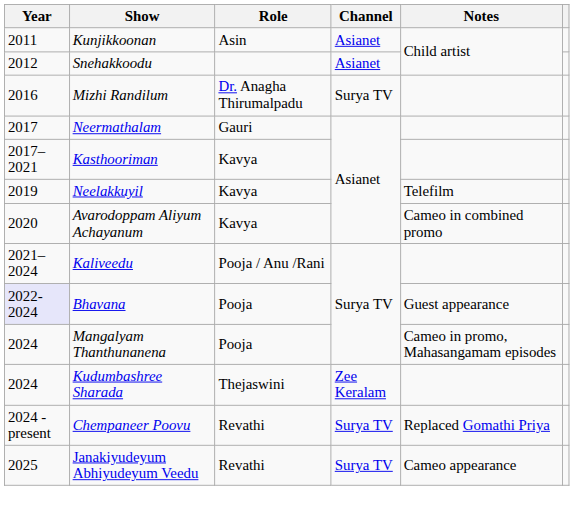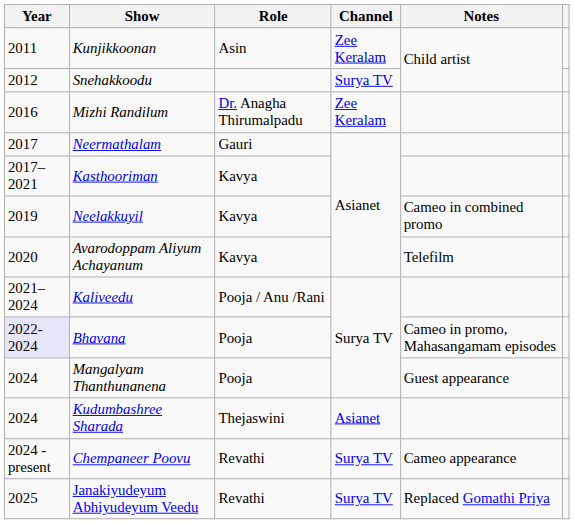(357, 39) Asianet -> (360, 48) Zee Keralam
(357, 63) Asianet -> (364, 80) Surya TV
(364, 95) Surya TV -> (360, 112) Zee Keralam
(429, 191) Telefilm -> (464, 216) Cameo in combined promo
(464, 223) Cameo in combined promo -> (429, 256) Telefilm
(456, 304) Guest appearance -> (480, 337) Cameo in promo, Mahasangamam episodes
(480, 344) Cameo in promo, Mahasangamam episodes -> (456, 377) Guest appearance
(360, 384) Zee Keralam -> (357, 418) Asianet
(477, 425) Replaced Gomathi Priya -> (460, 458) Cameo appearance
(460, 465) Cameo appearance -> (477, 498) Replaced Gomathi Priya
